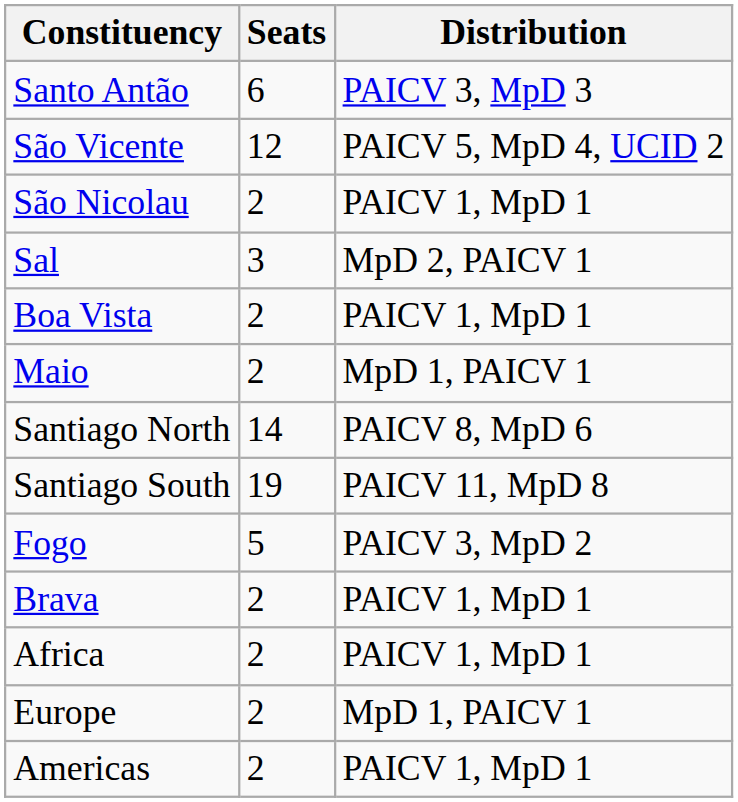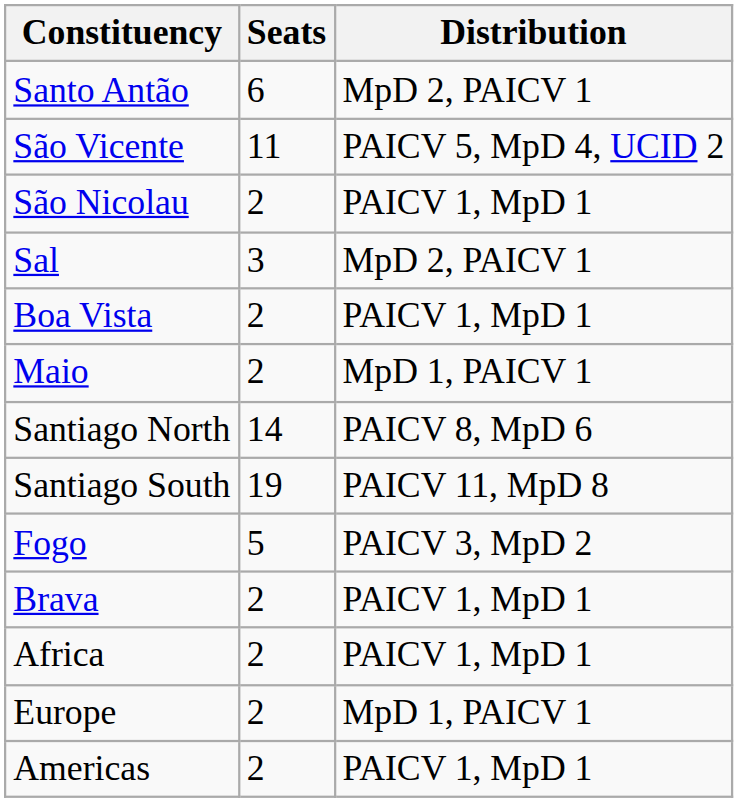(468, 89) PAICV 3, MpD 3 -> (468, 89) MpD 2, PAICV 1
(265, 145) 12 -> (264, 145) 11
